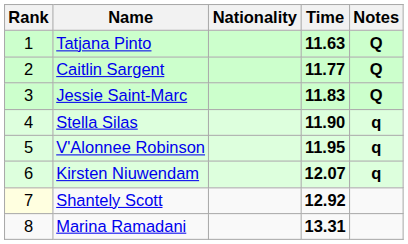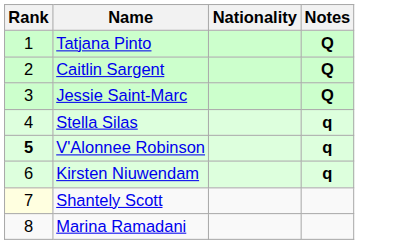- column: (325, 17)
(28, 148) normal -> (28, 148) bold
